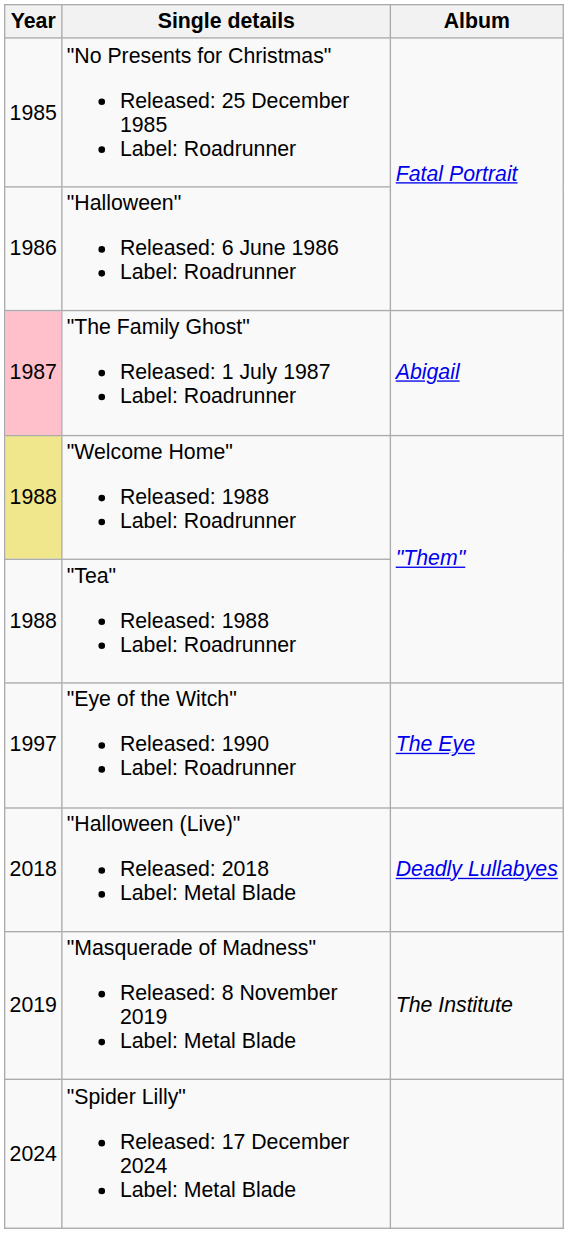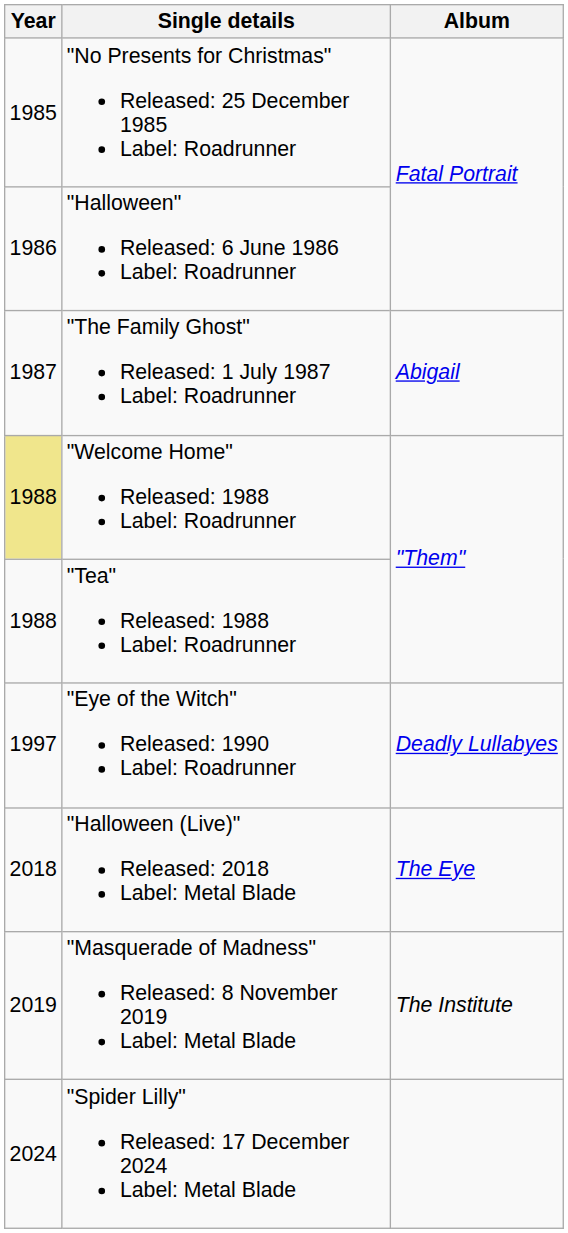(33, 372) pink background -> (33, 372) no background
(435, 745) The Eye -> (477, 745) Deadly Lullabyes
(477, 869) Deadly Lullabyes -> (435, 869) The Eye
